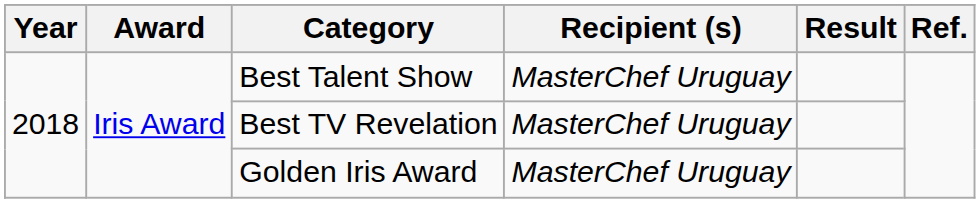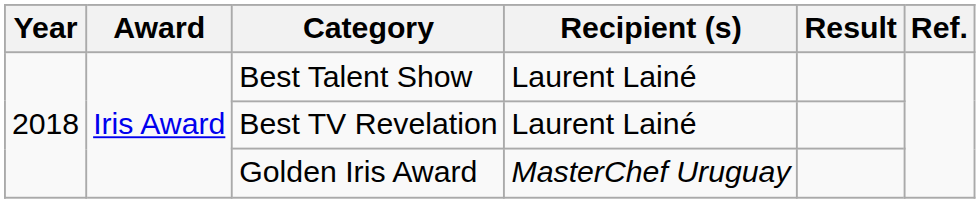(651, 76) MasterChef Uruguay -> (604, 76) Laurent Lainé
(651, 124) MasterChef Uruguay -> (604, 124) Laurent Lainé
